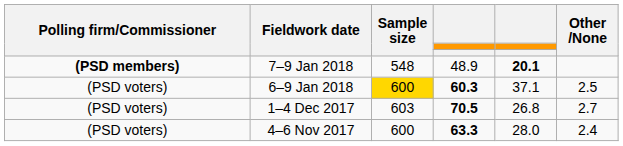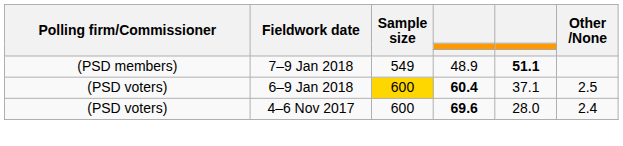(127, 66) bold -> (127, 66) normal
(403, 66) 548 -> (403, 66) 549
(526, 66) 20.1 -> (526, 66) 51.1
(464, 88) 60.3 -> (464, 88) 60.4
- row: (311, 109)
(464, 130) 63.3 -> (464, 109) 69.6
